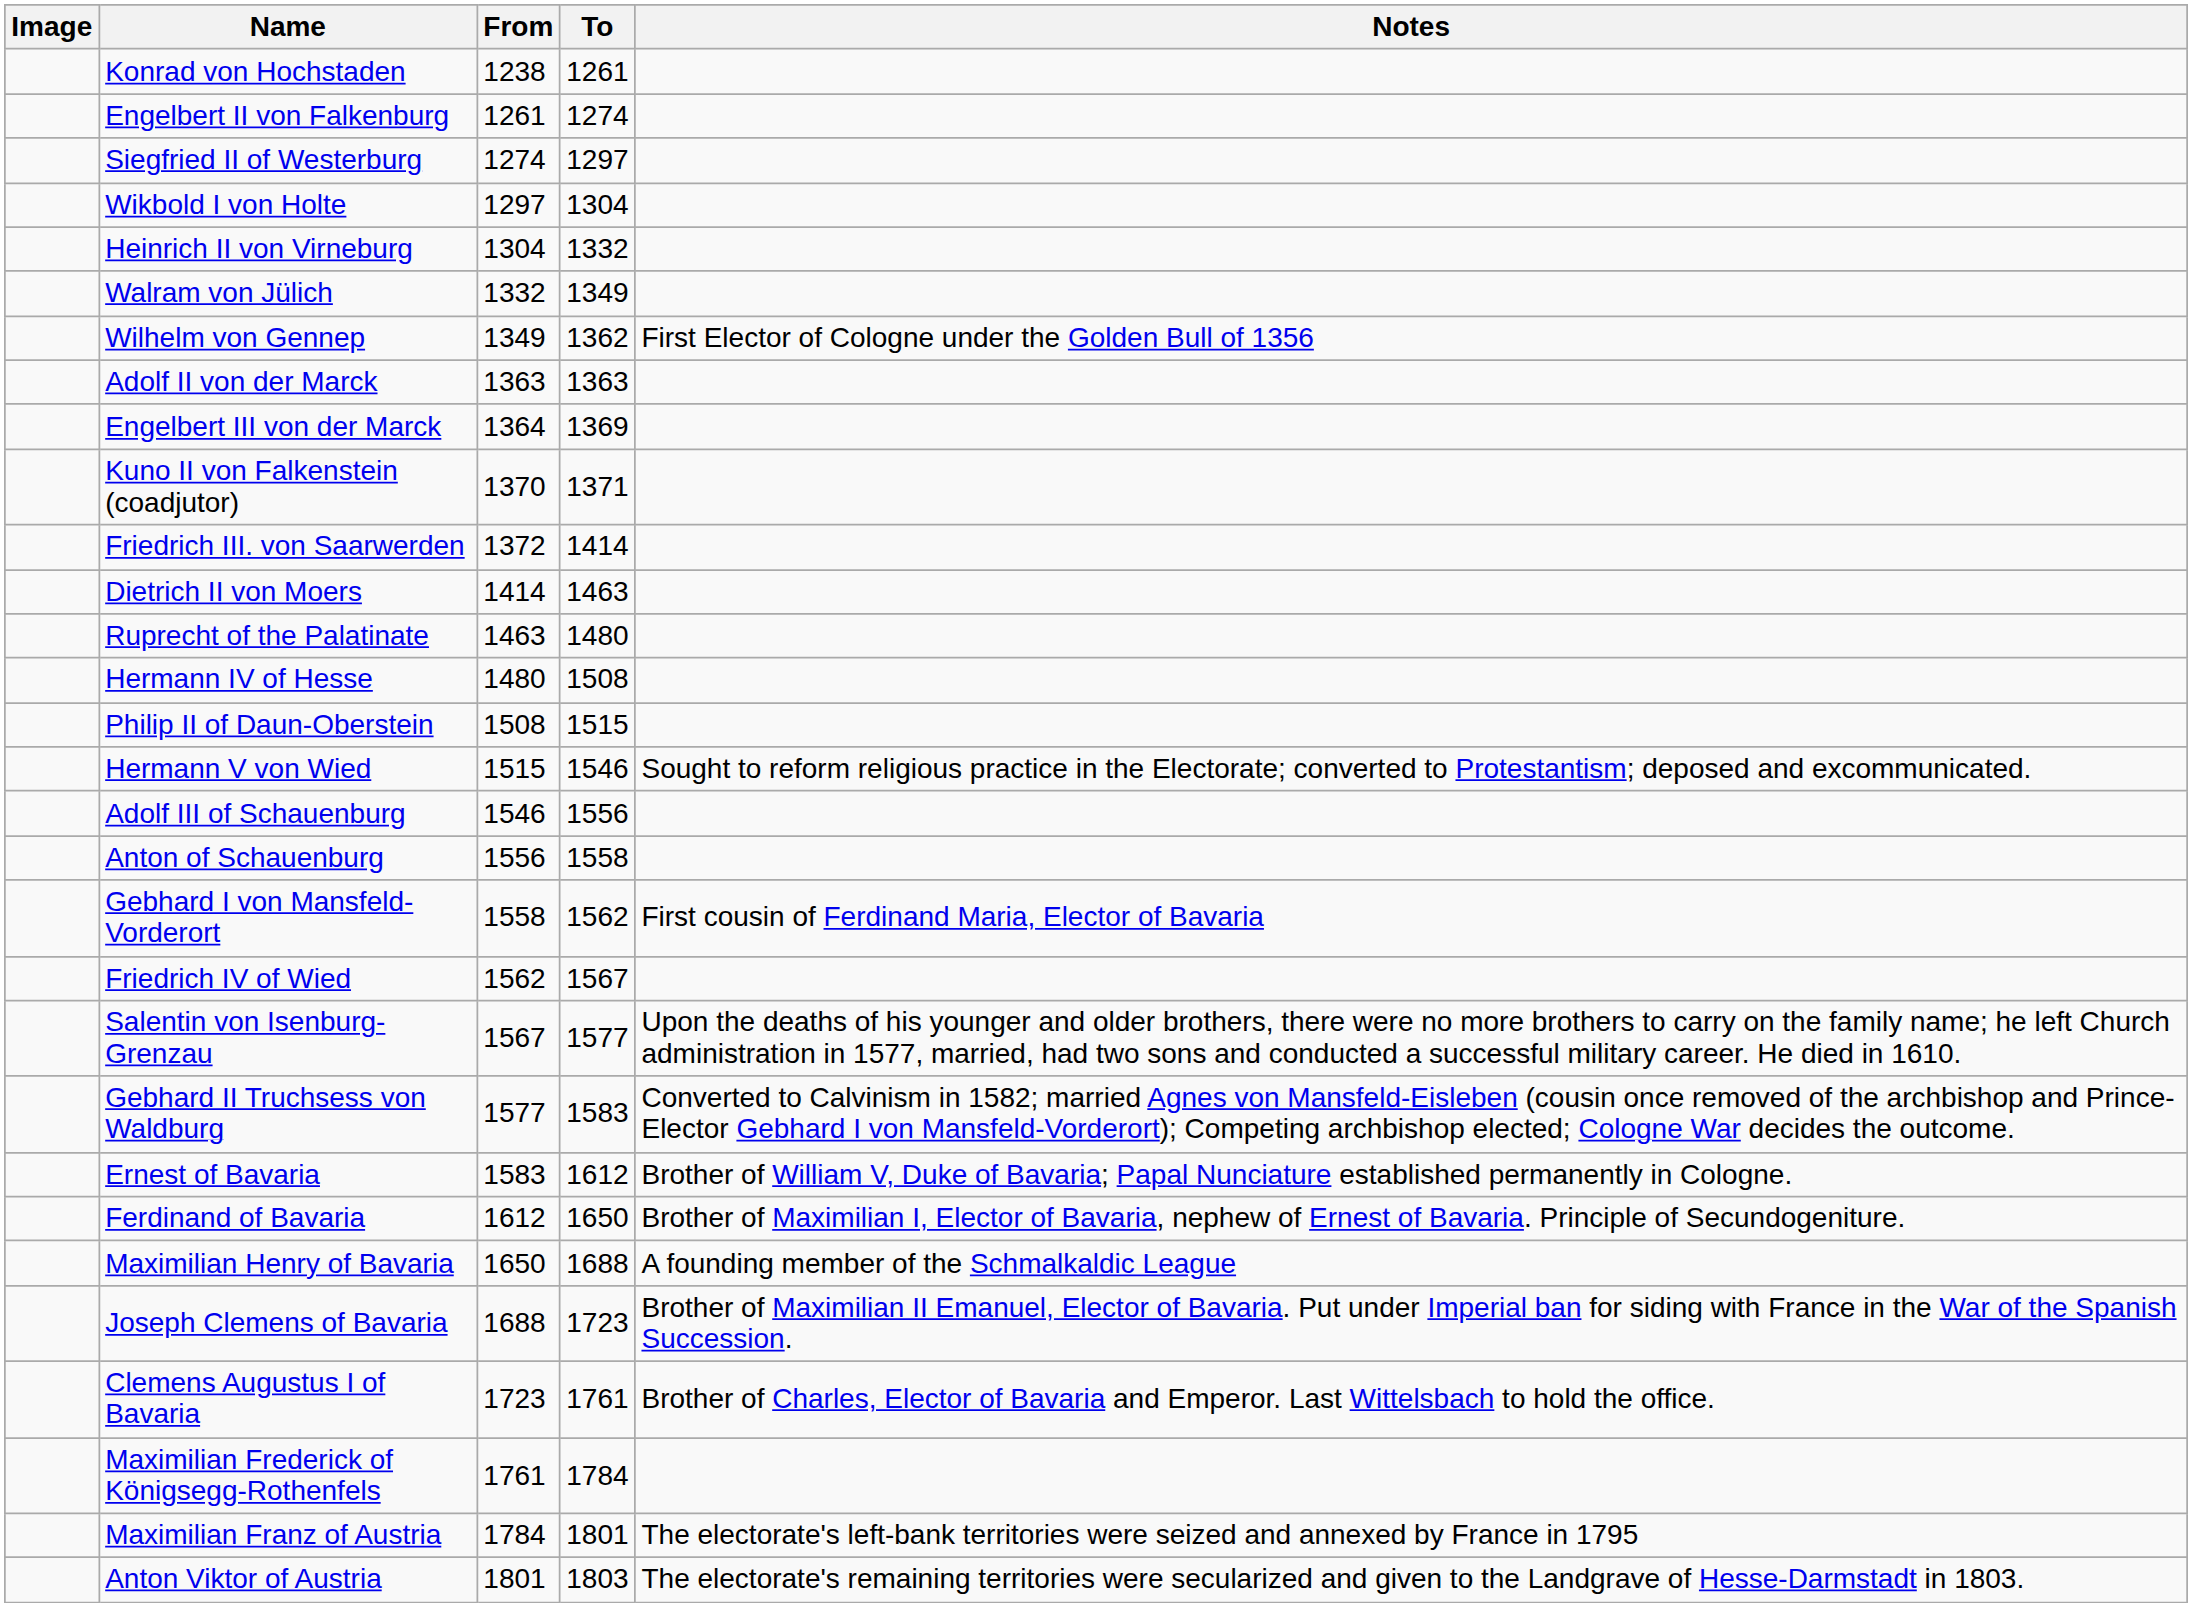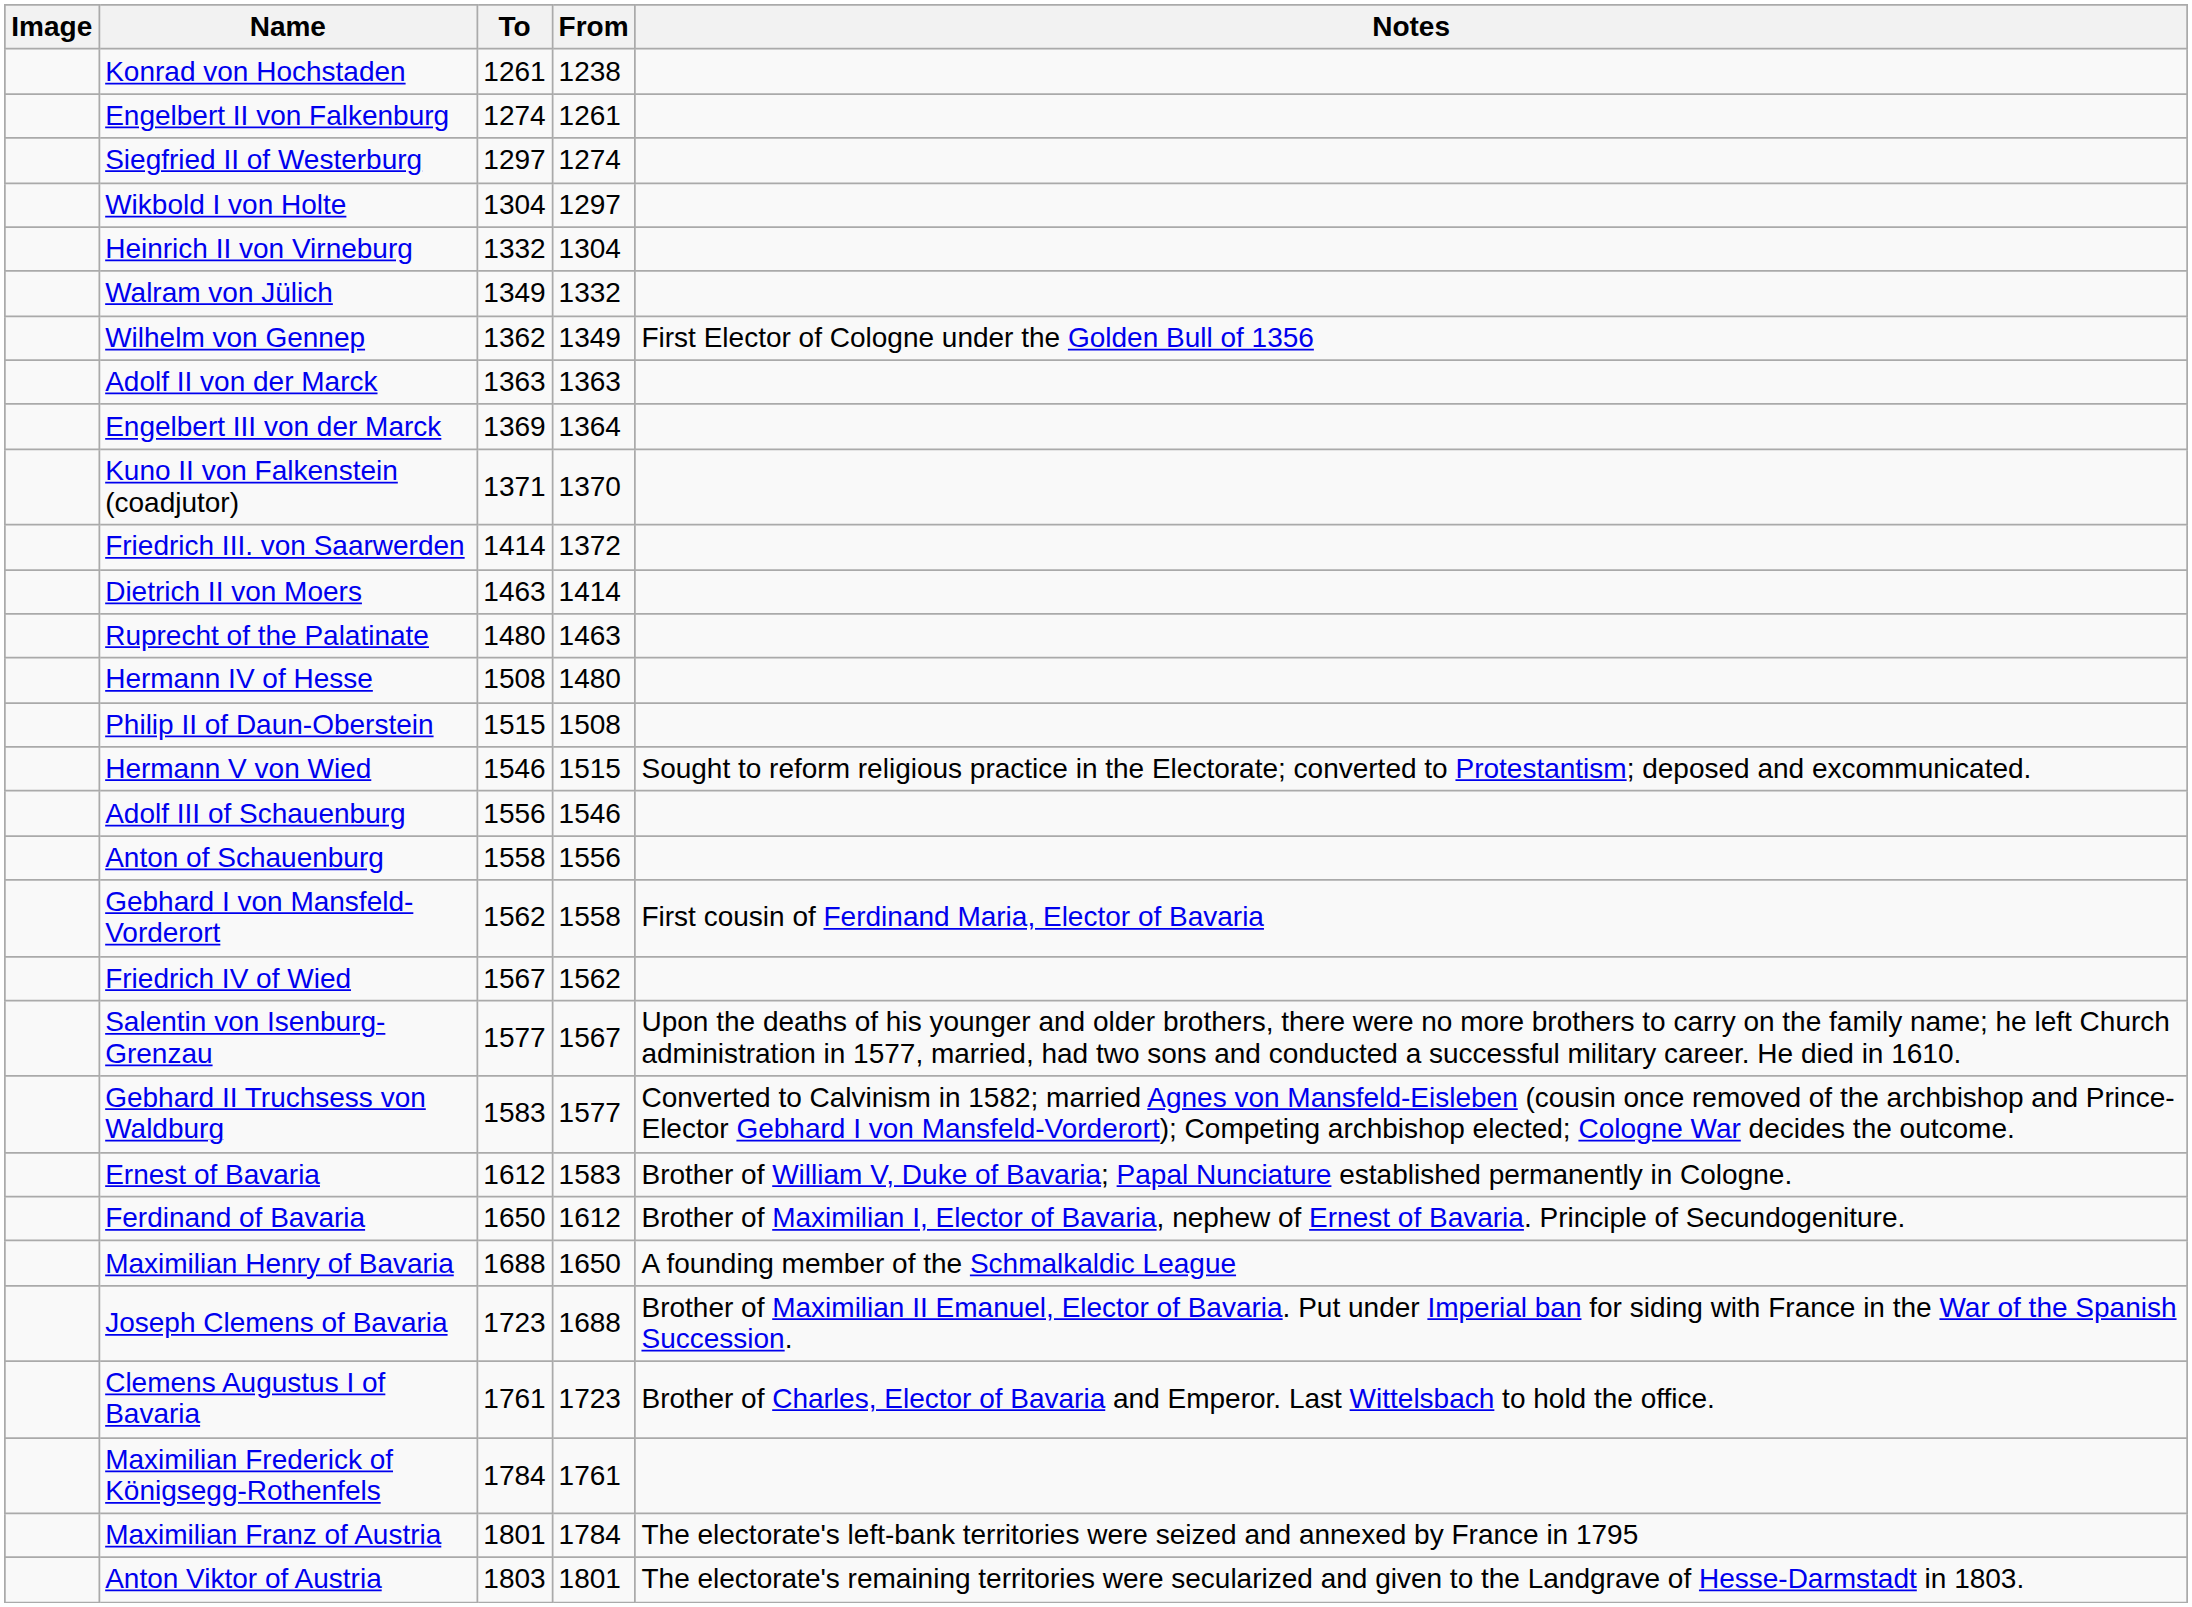columns swapped: (518, 26) <-> (597, 26)
